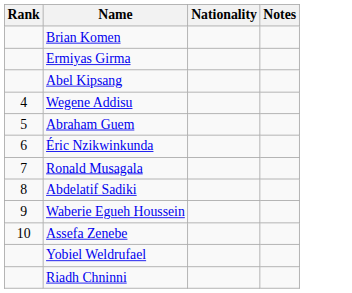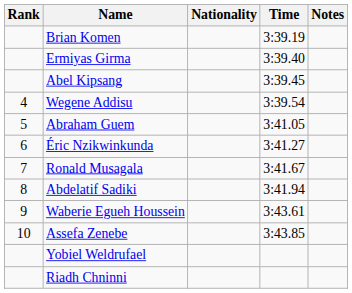+ column: (284, 15)
